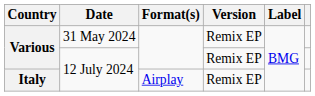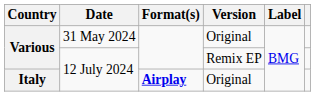(234, 36) Remix EP -> (229, 36) Original
(163, 79) normal -> (164, 79) bold
(234, 79) Remix EP -> (229, 79) Original
